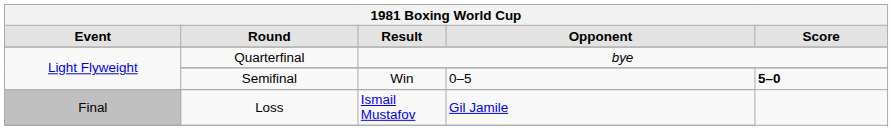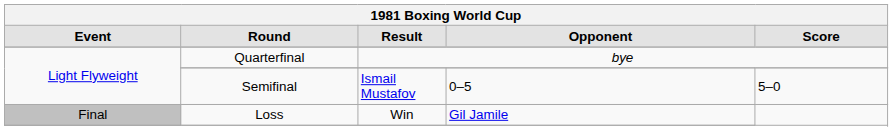(402, 78) Win -> (388, 86) Ismail Mustafov
(769, 78) bold -> (769, 86) normal
(388, 107) Ismail Mustafov -> (402, 114) Win
